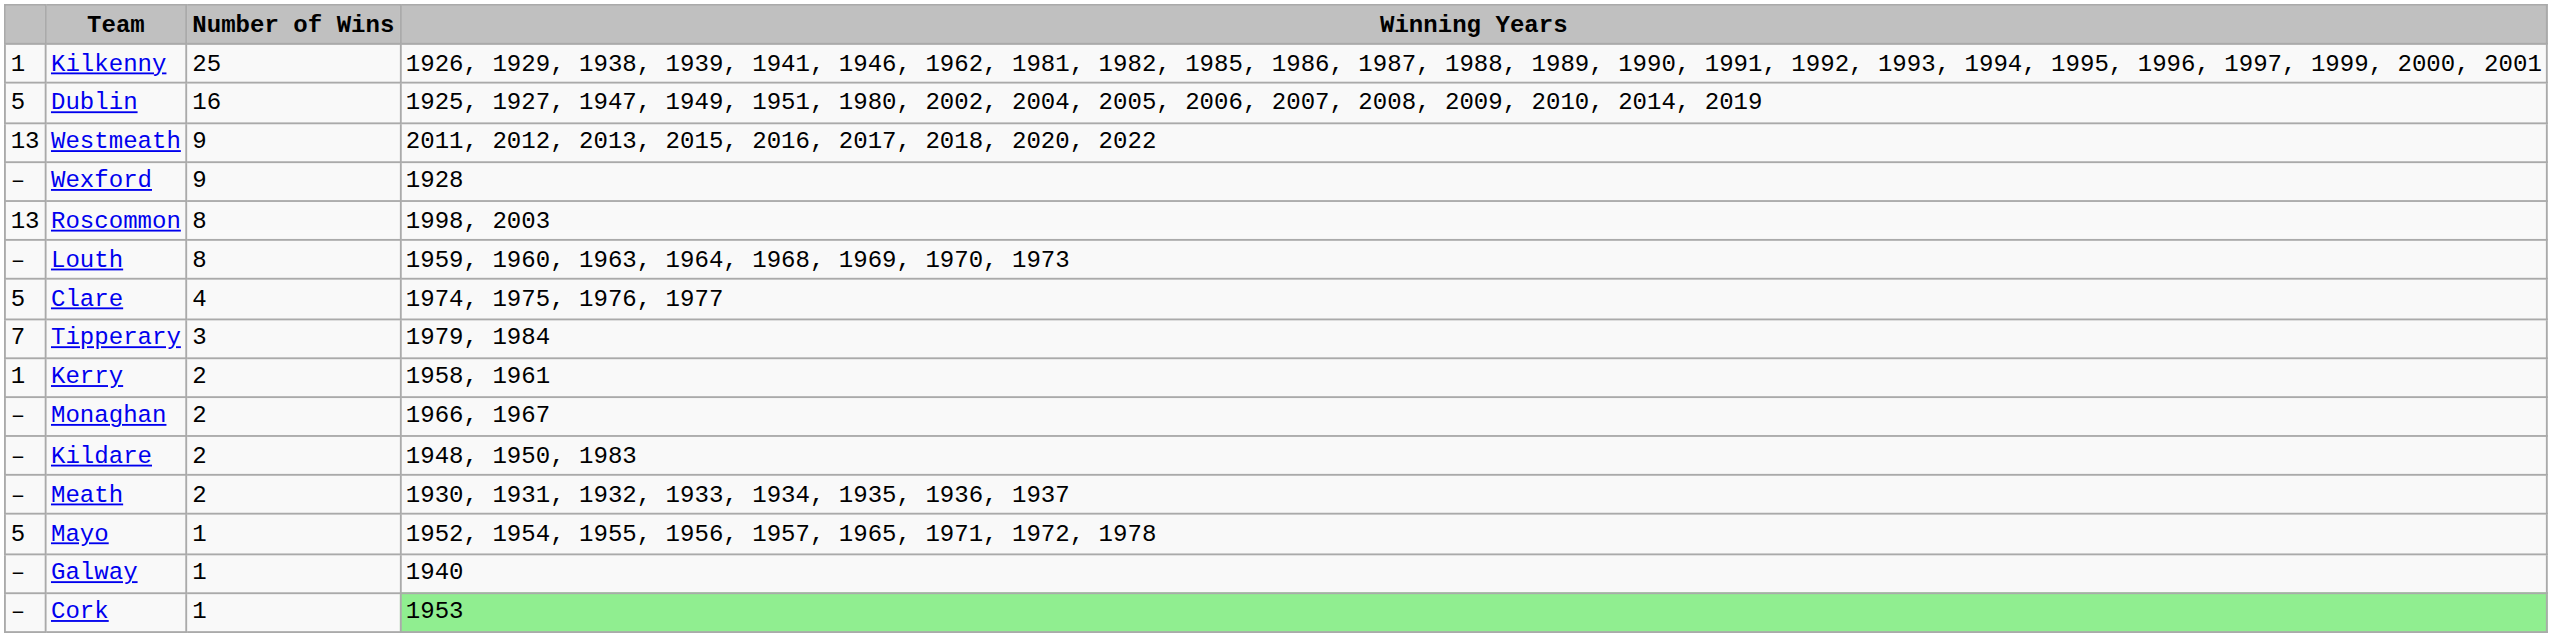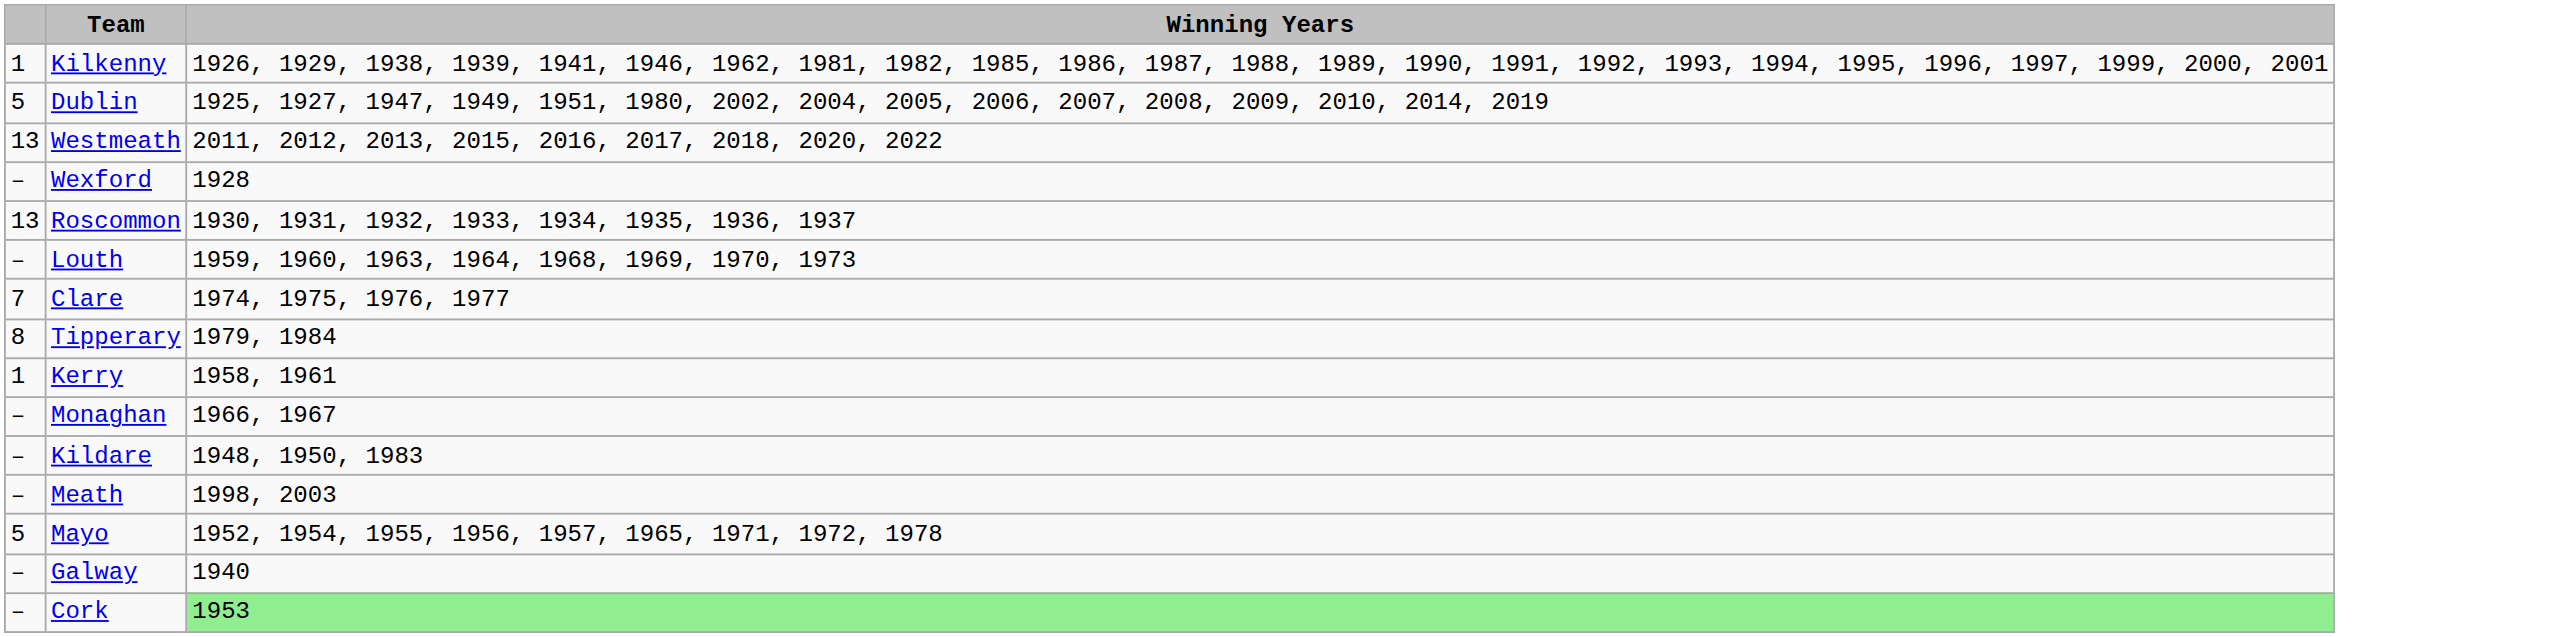- column: (293, 25)
(478, 221) 1998, 2003 -> (524, 221) 1930, 1931, 1932, 1933, 1934, 1935, 1936, 1937
(18, 299) 5 -> (18, 299) 7
(18, 338) 7 -> (18, 338) 8
(738, 495) 1930, 1931, 1932, 1933, 1934, 1935, 1936, 1937 -> (264, 495) 1998, 2003
